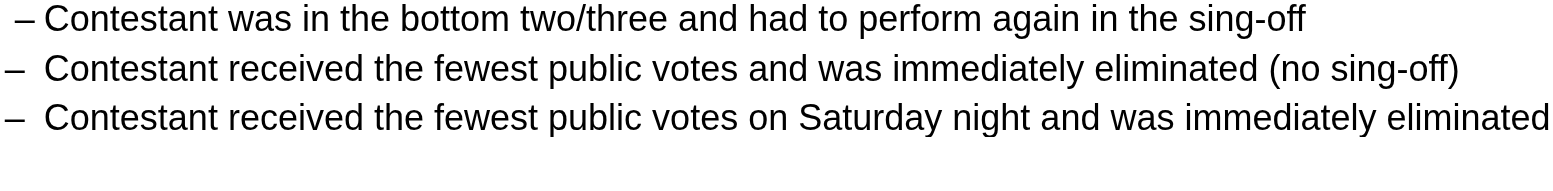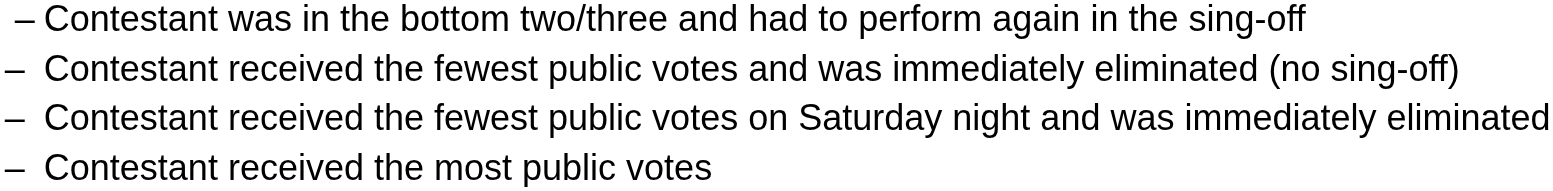+ row: (378, 167)
